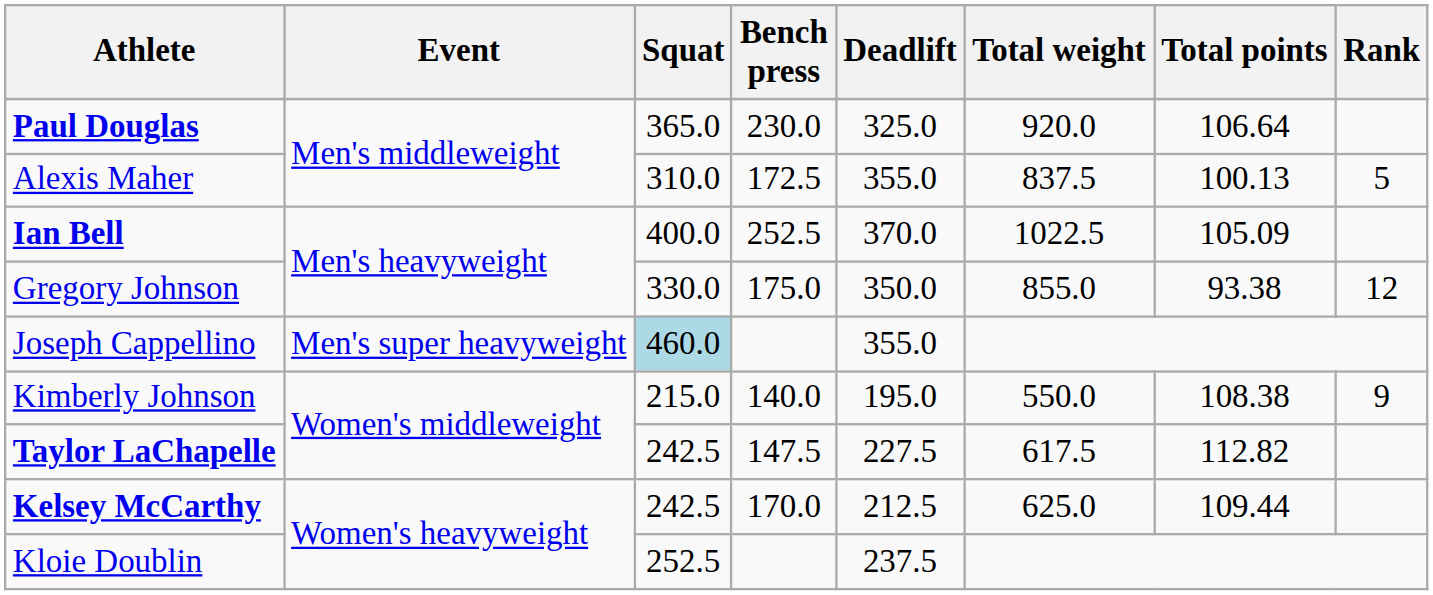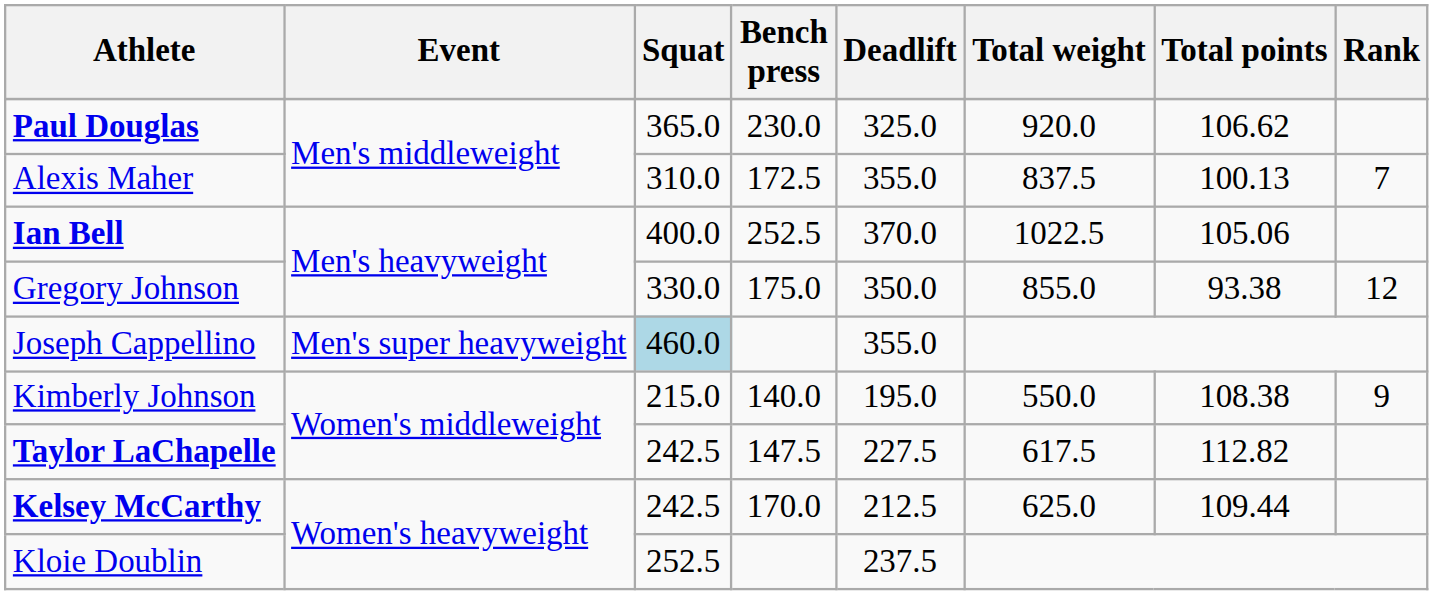(1244, 125) 106.64 -> (1244, 125) 106.62
(1382, 179) 5 -> (1382, 179) 7
(1244, 234) 105.09 -> (1244, 234) 105.06
